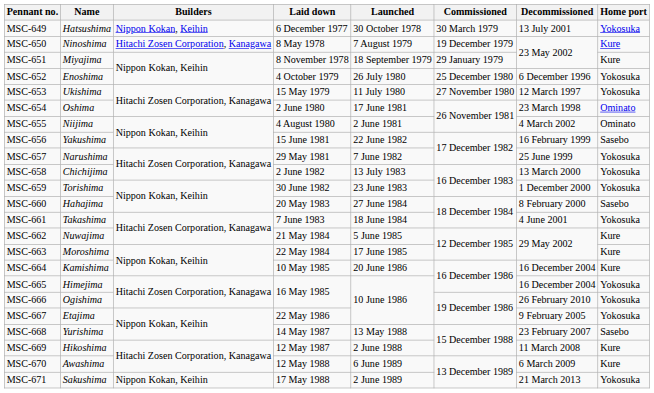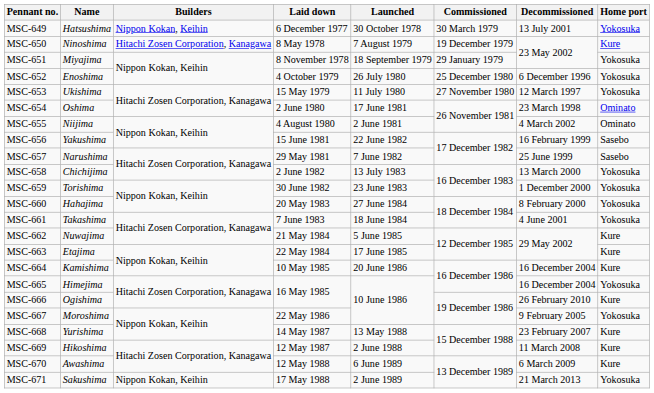(610, 60) Kure -> (620, 60) Yokosuka
(620, 156) Yokosuka -> (614, 156) Sasebo
(614, 204) Sasebo -> (620, 204) Yokosuka
(86, 252) Moroshima -> (79, 252) Etajima
(620, 300) Yokosuka -> (610, 300) Kure
(79, 316) Etajima -> (86, 316) Moroshima
(614, 332) Sasebo -> (610, 332) Kure
